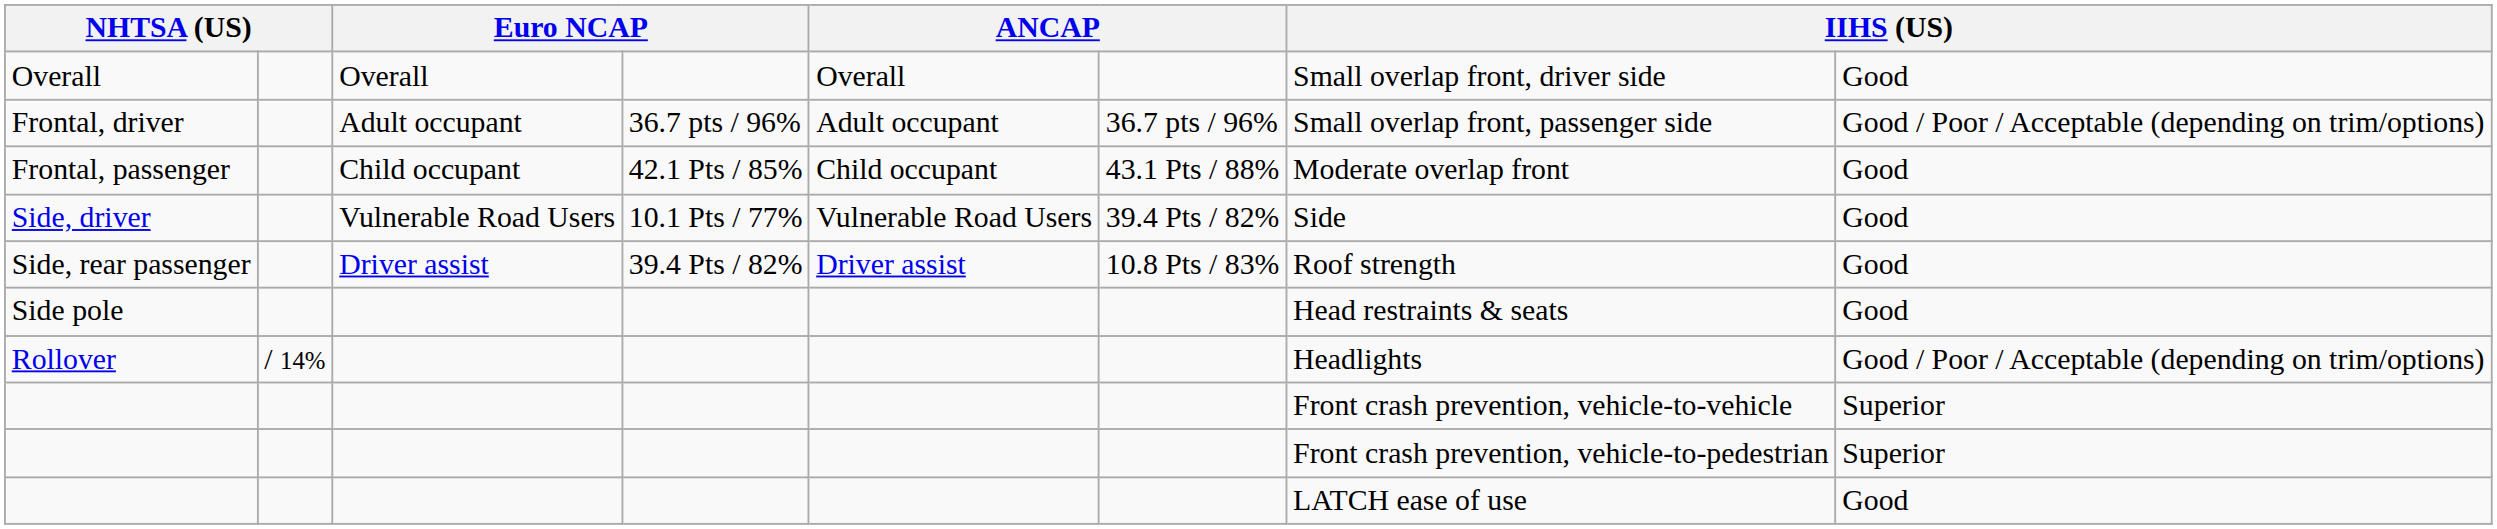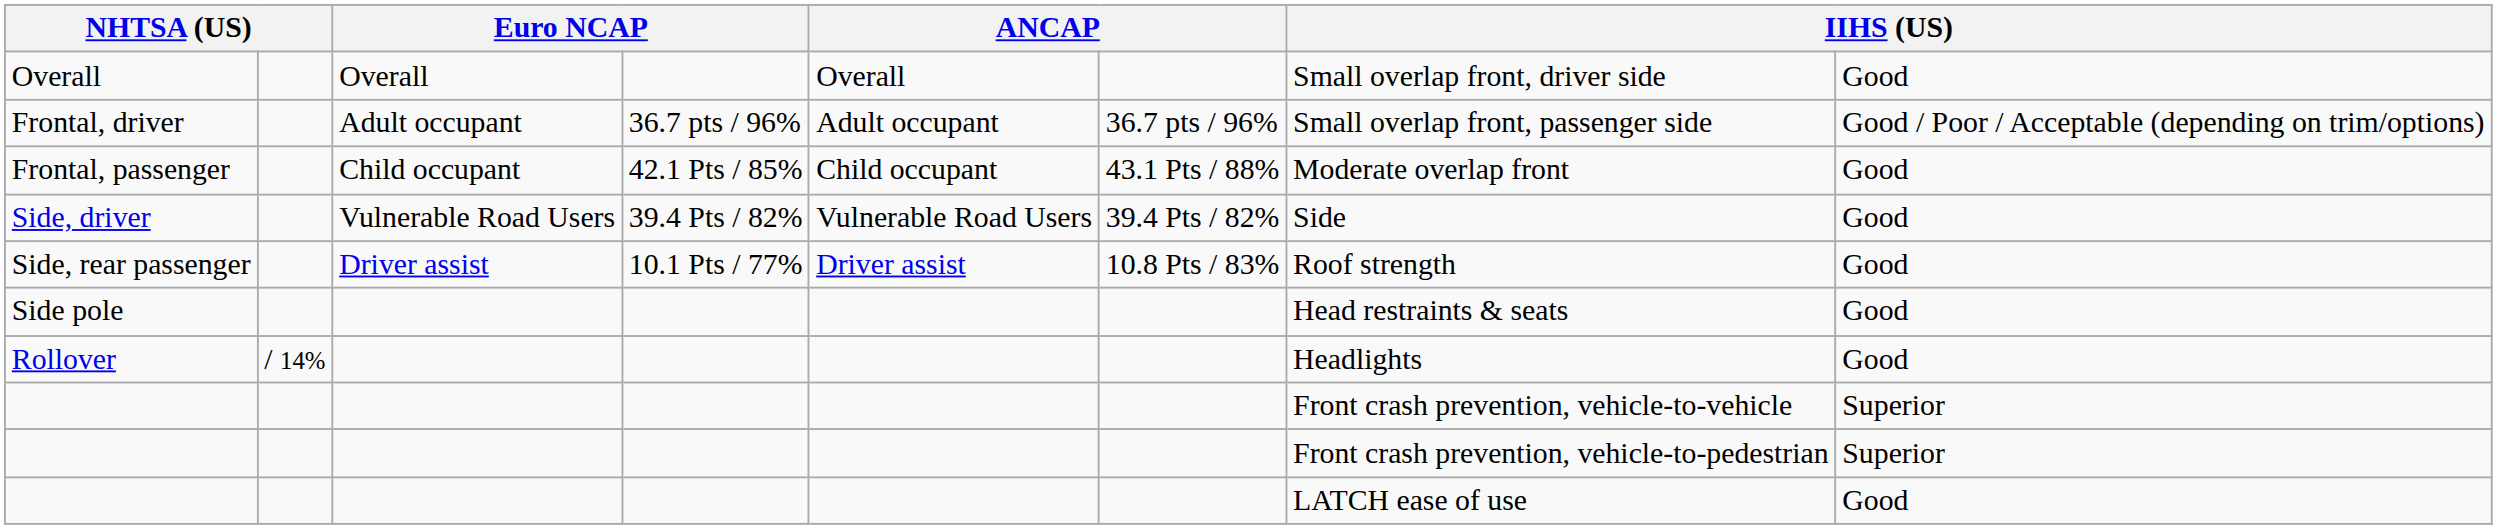(716, 216) 10.1 Pts / 77% -> (716, 216) 39.4 Pts / 82%
(716, 264) 39.4 Pts / 82% -> (716, 264) 10.1 Pts / 77%
(2163, 358) Good / Poor / Acceptable (depending on trim/options) -> (1875, 358) Good
